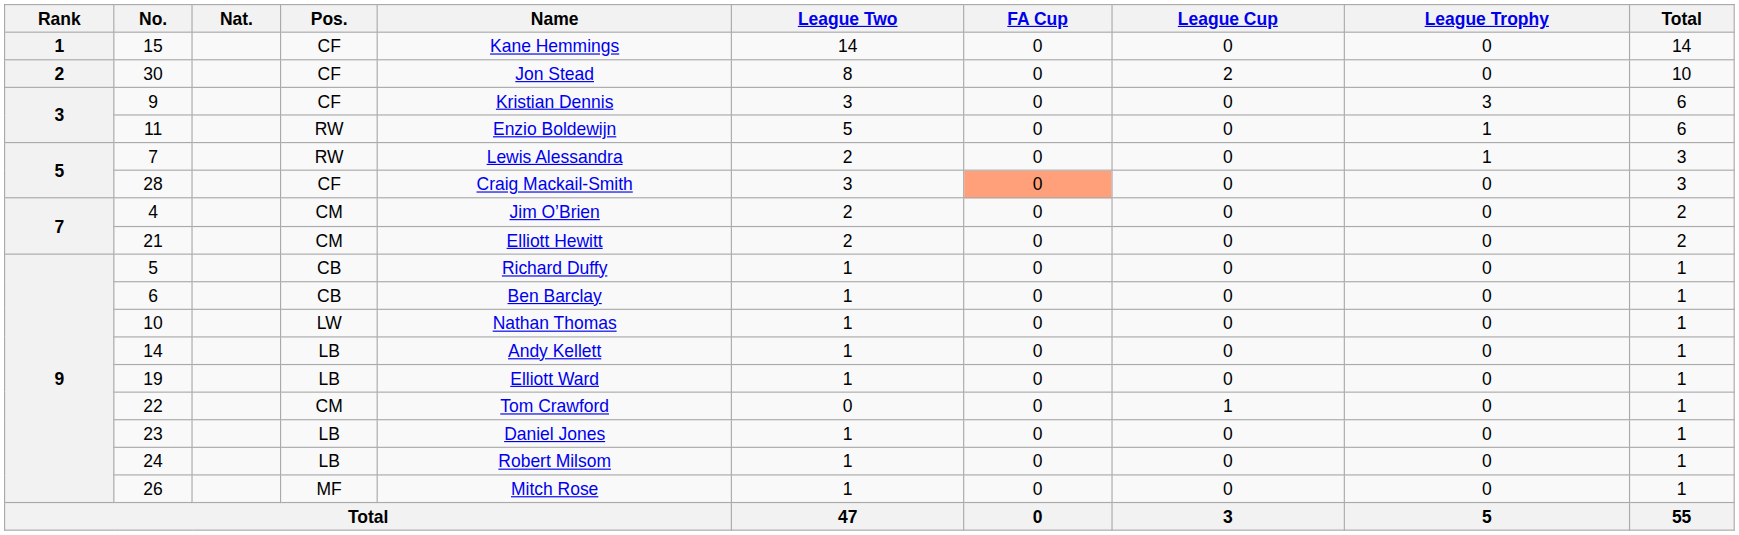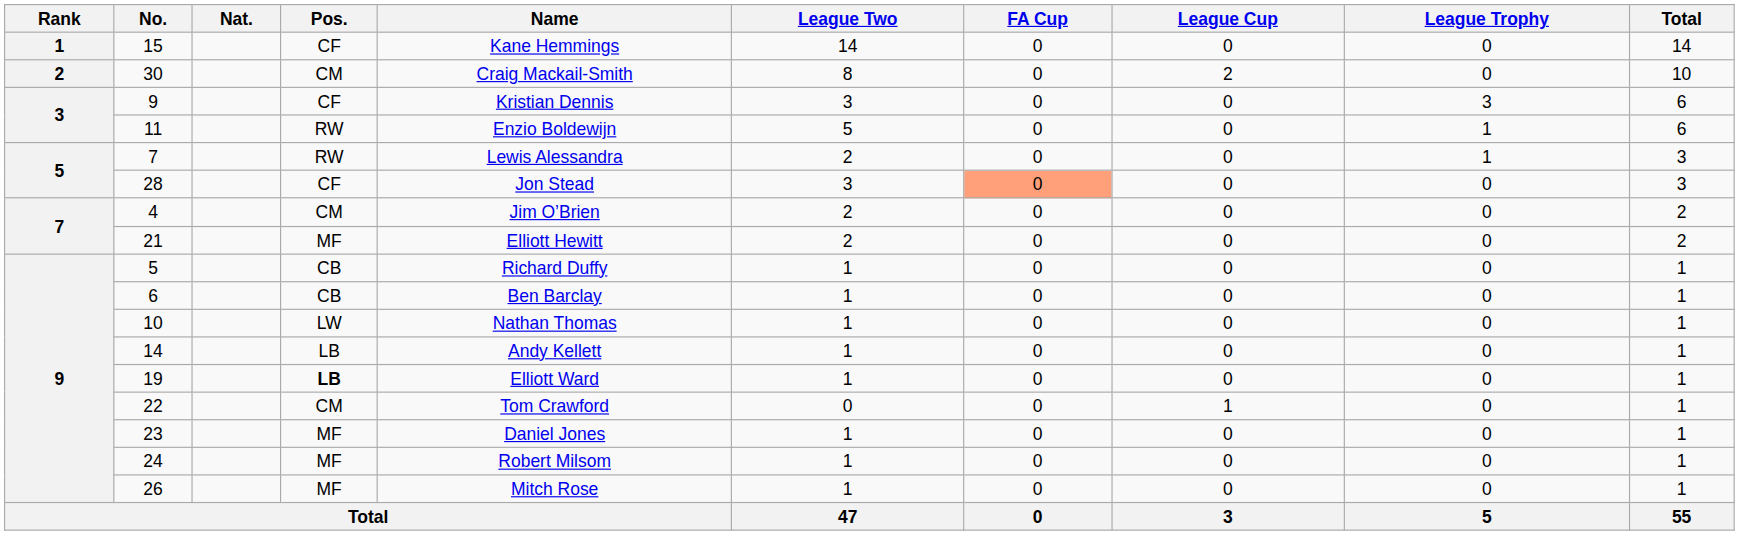(329, 74) CF -> (329, 74) CM
(555, 74) Jon Stead -> (555, 74) Craig Mackail-Smith
(555, 185) Craig Mackail-Smith -> (555, 185) Jon Stead
(329, 240) CM -> (329, 240) MF
(329, 378) normal -> (329, 378) bold
(329, 434) LB -> (329, 434) MF
(329, 461) LB -> (329, 461) MF
